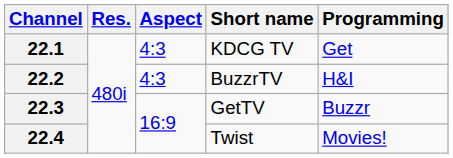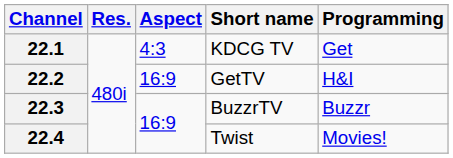(153, 78) 4:3 -> (158, 78) 16:9
(247, 78) BuzzrTV -> (238, 78) GetTV
(238, 108) GetTV -> (247, 108) BuzzrTV
